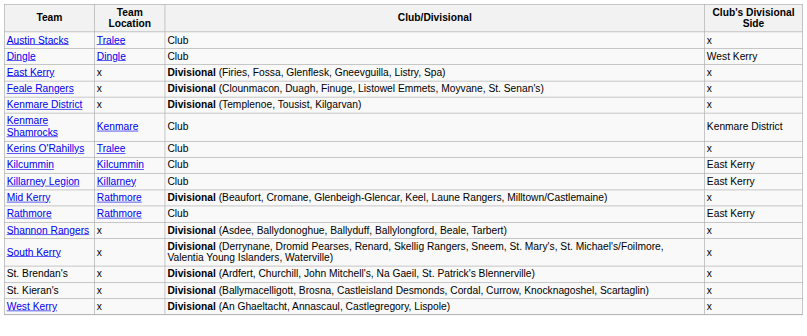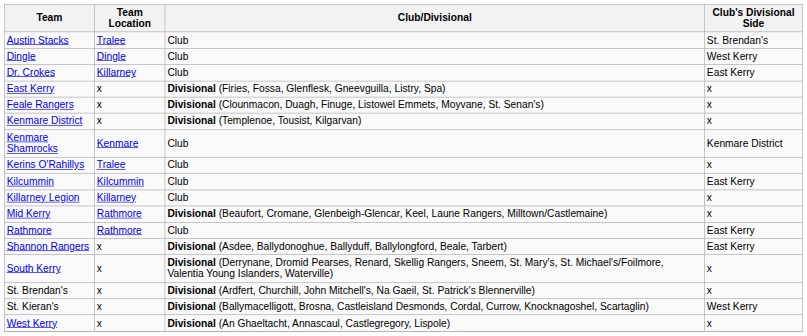(709, 40) x -> (737, 40) St. Brendan's
+ row: (31, 72)
(731, 181) East Kerry -> (709, 198) x
(709, 230) x -> (731, 246) East Kerry
(709, 290) x -> (732, 307) West Kerry
